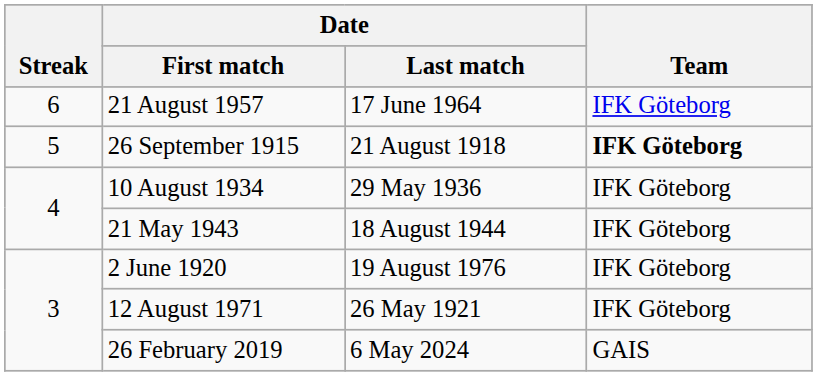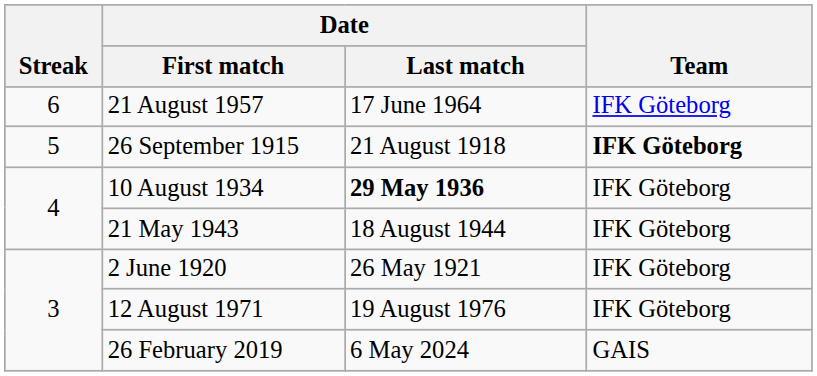(416, 187) normal -> (417, 187) bold
(428, 268) 19 August 1976 -> (416, 268) 26 May 1921
(416, 309) 26 May 1921 -> (428, 309) 19 August 1976
